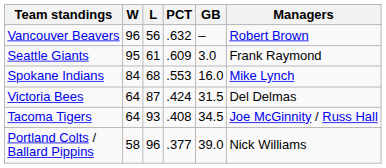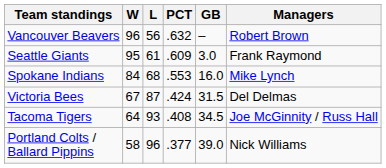(133, 96) 64 -> (133, 96) 67
